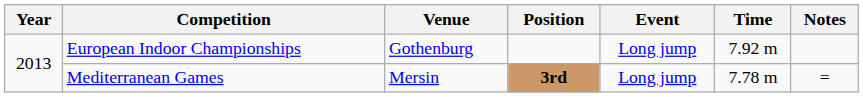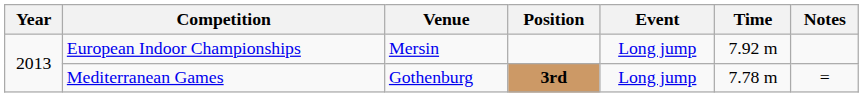(431, 48) Gothenburg -> (414, 48) Mersin
(414, 77) Mersin -> (431, 77) Gothenburg
